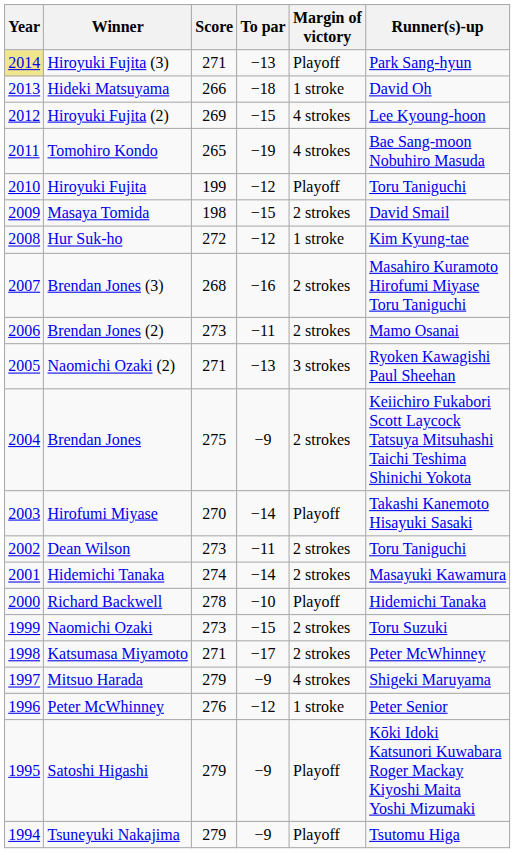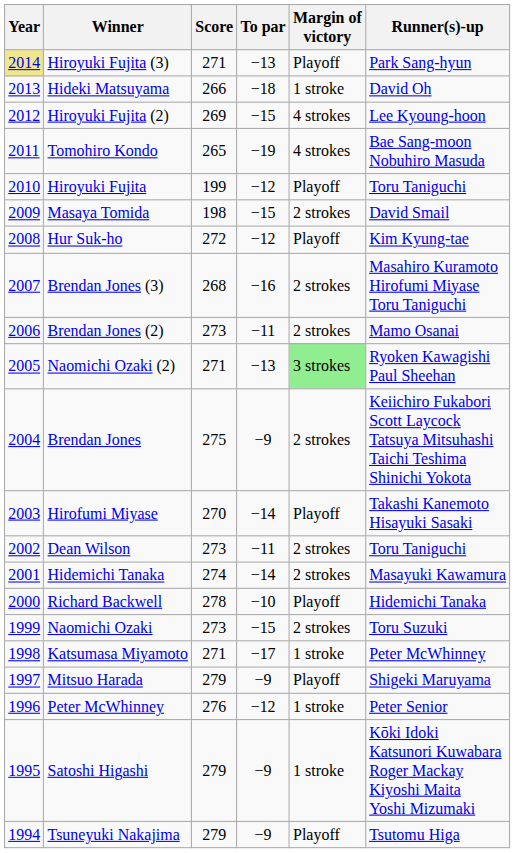(319, 239) 1 stroke -> (316, 239) Playoff
(322, 366) no background -> (322, 366) lightgreen background
(322, 654) 2 strokes -> (319, 654) 1 stroke
(322, 680) 4 strokes -> (316, 680) Playoff
(316, 770) Playoff -> (319, 770) 1 stroke
